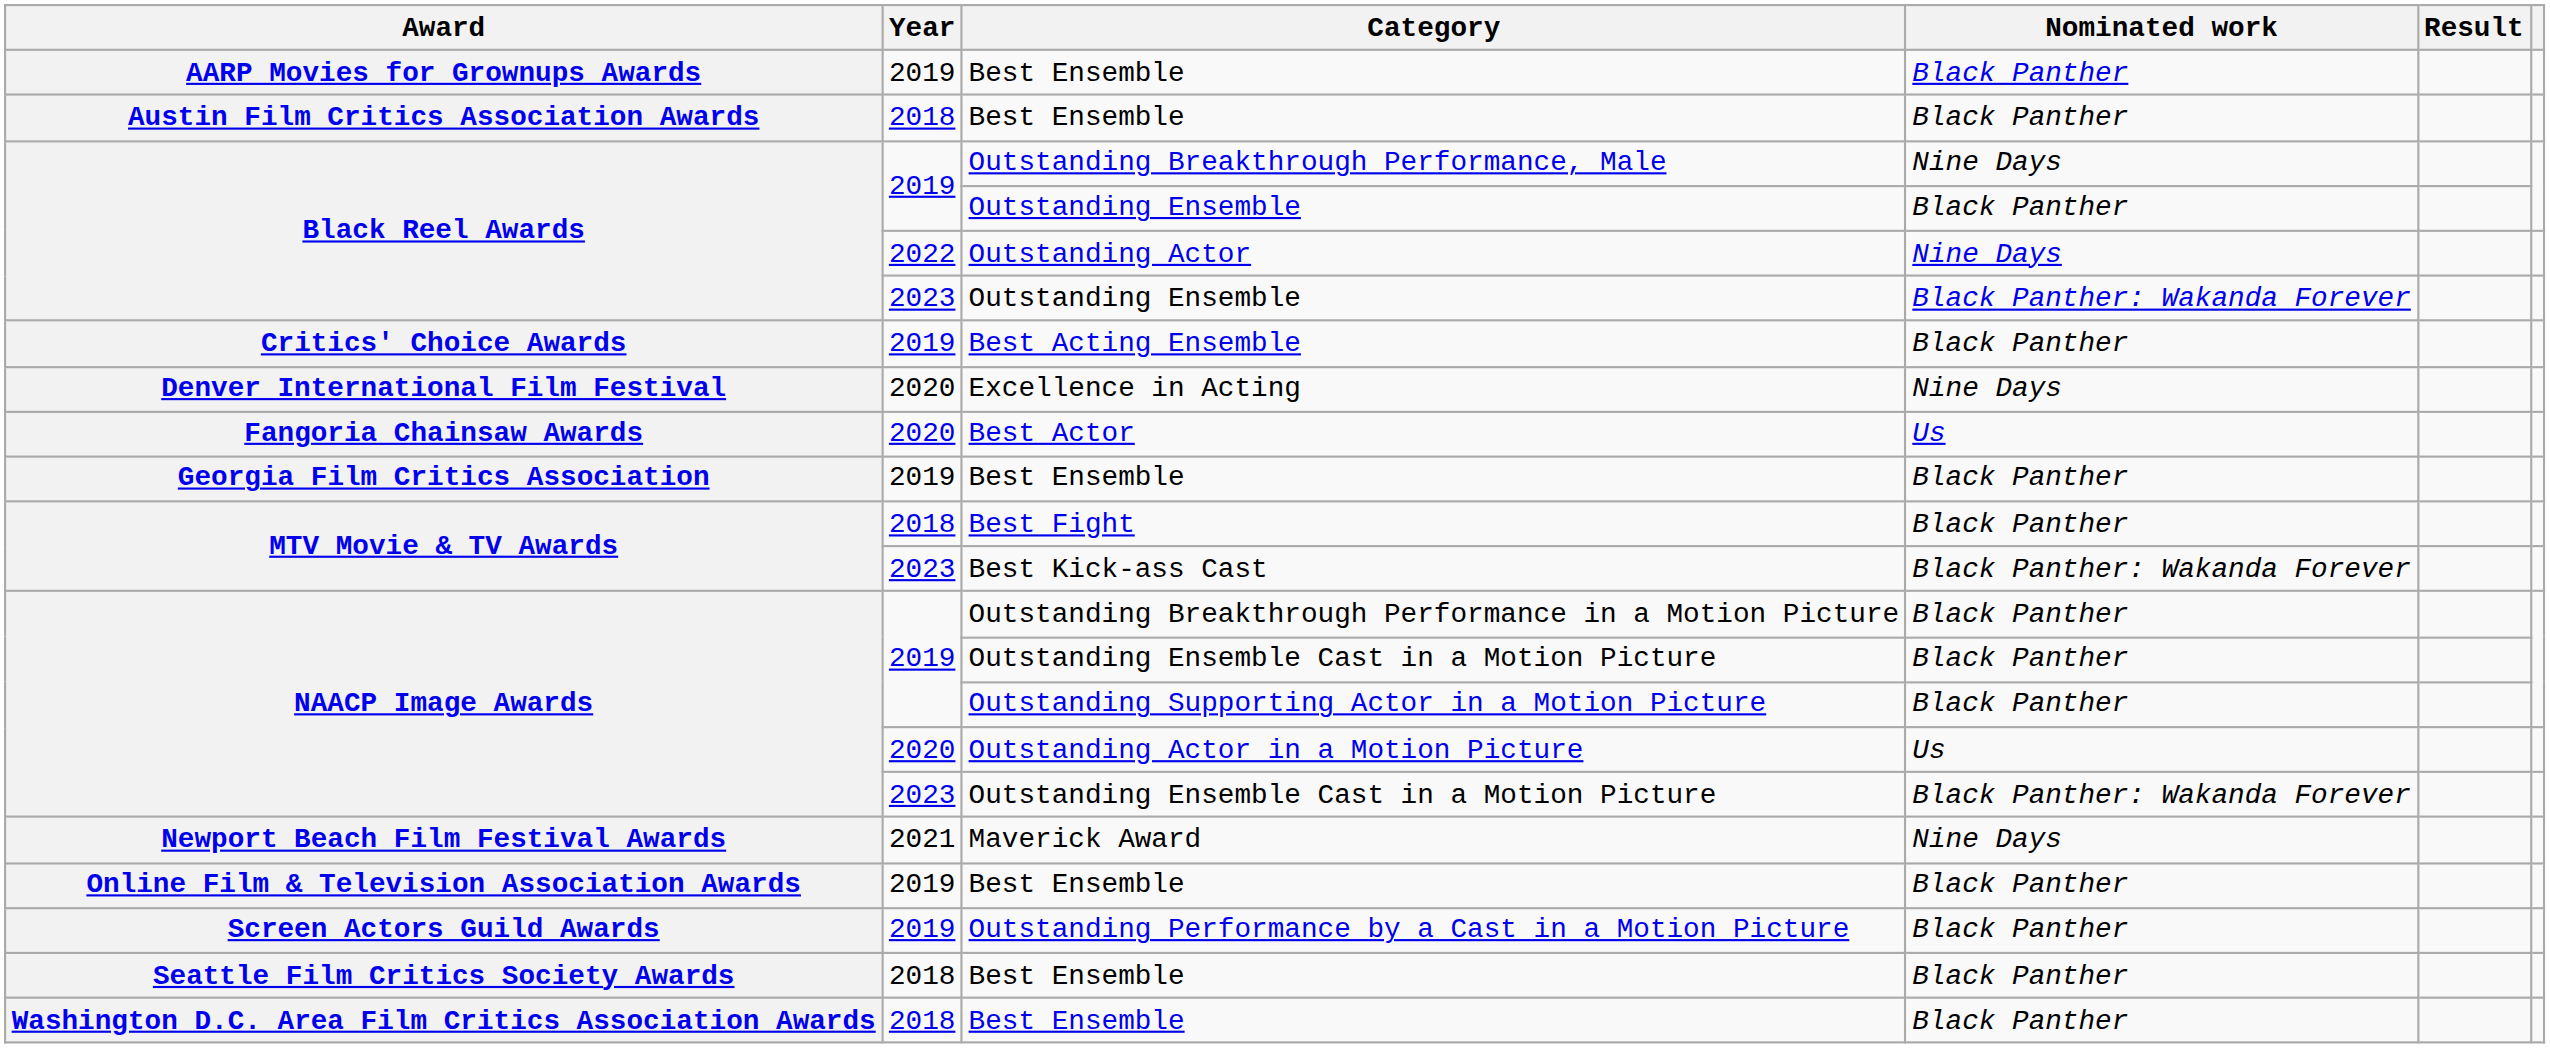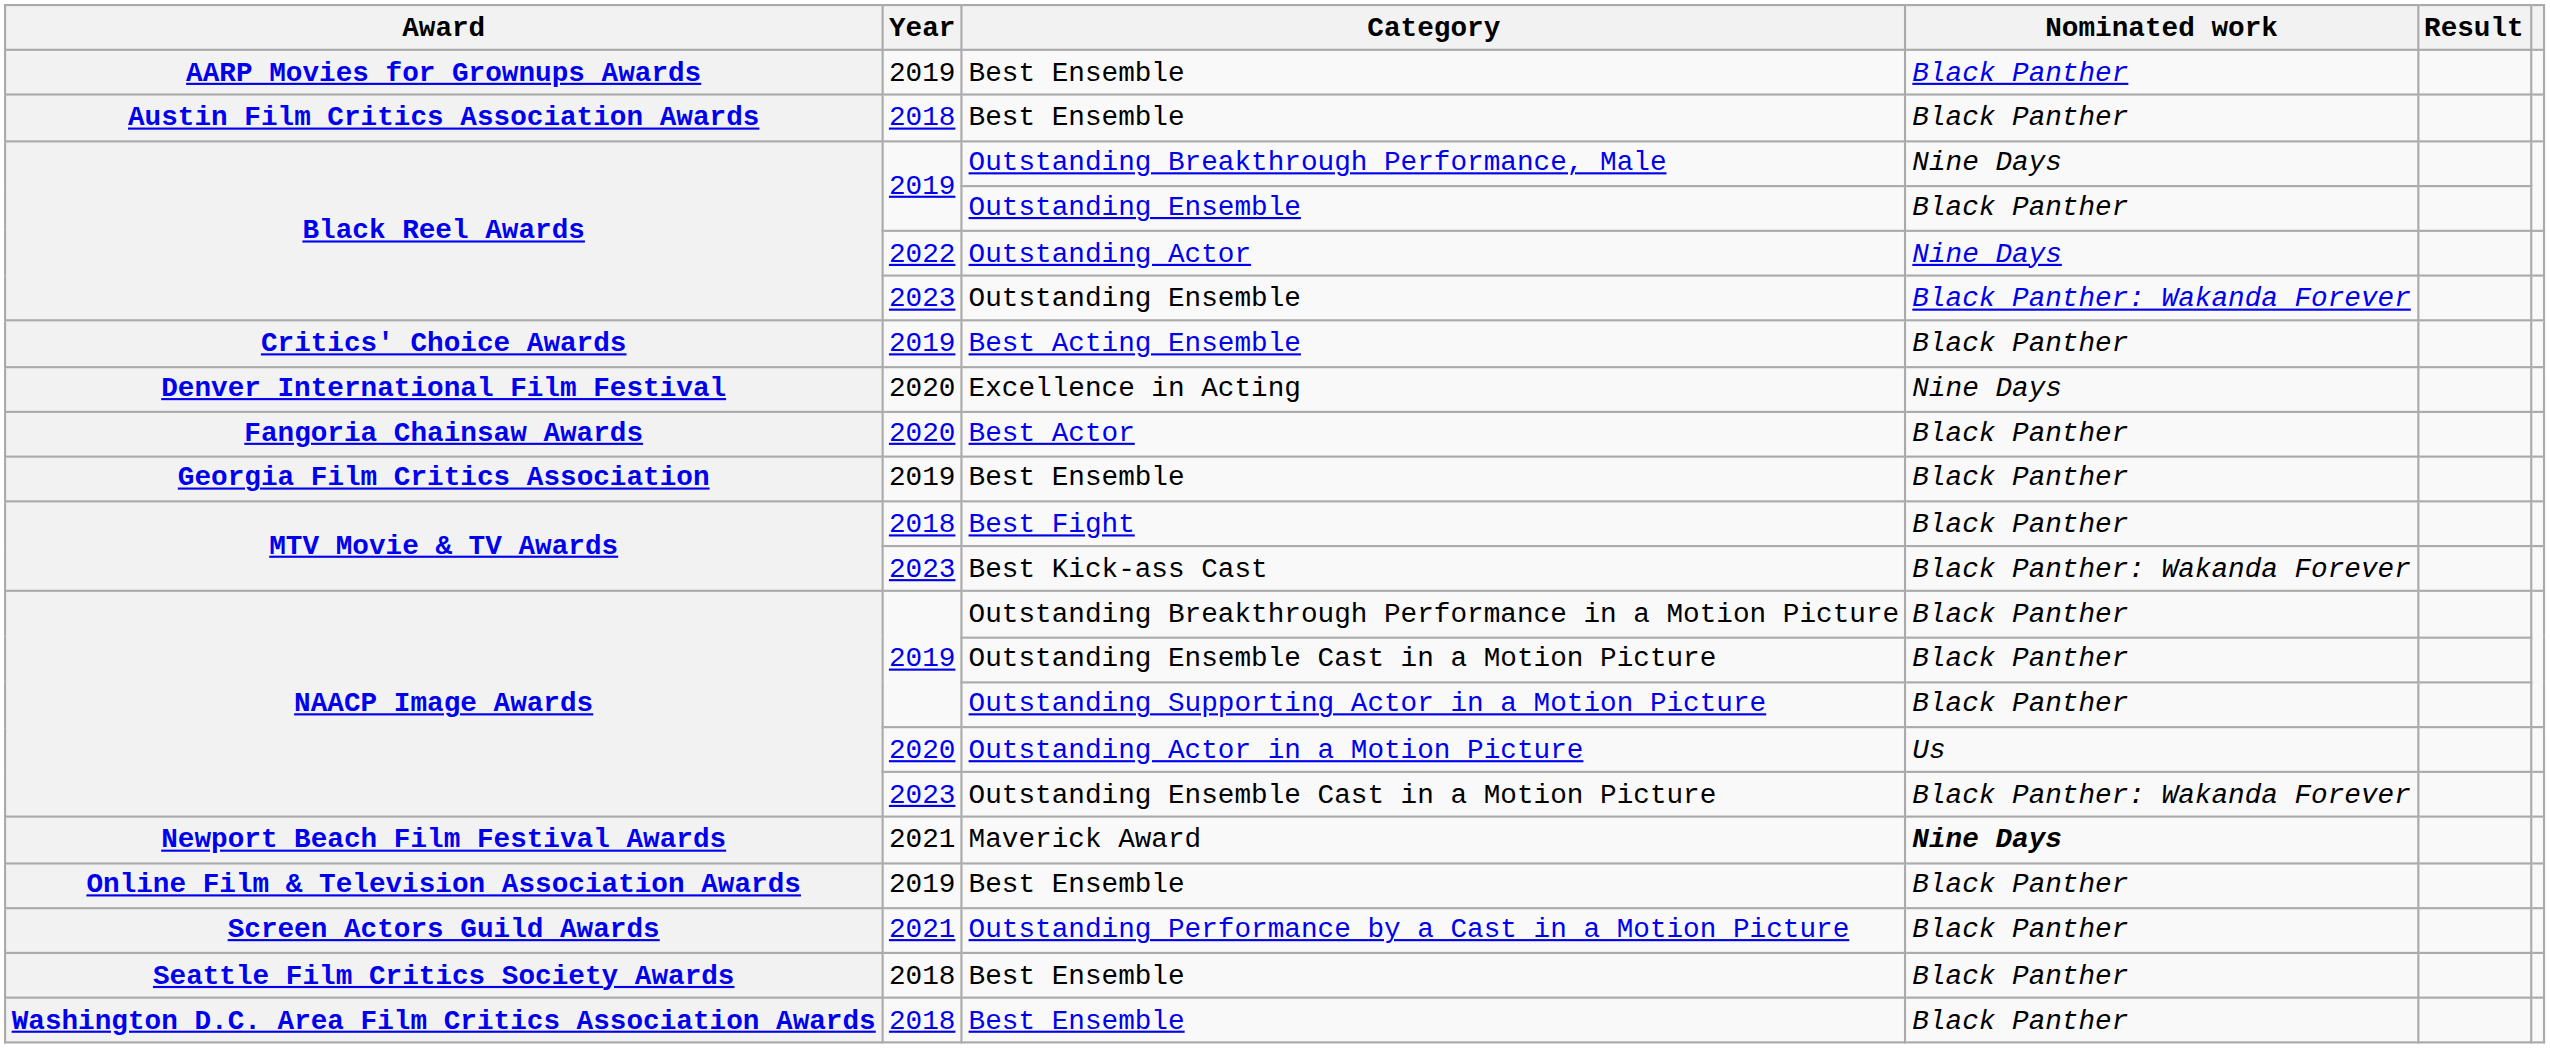(1929, 434) Us -> (2020, 434) Black Panther
(1987, 840) normal -> (1987, 840) bold
(922, 930) 2019 -> (922, 930) 2021
